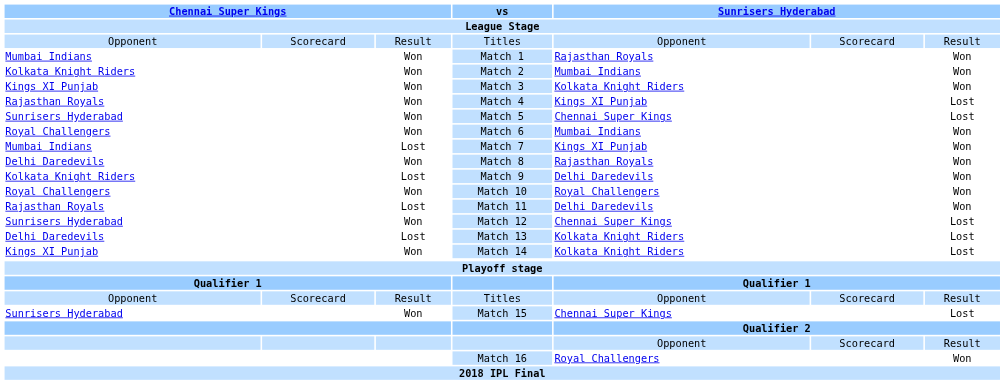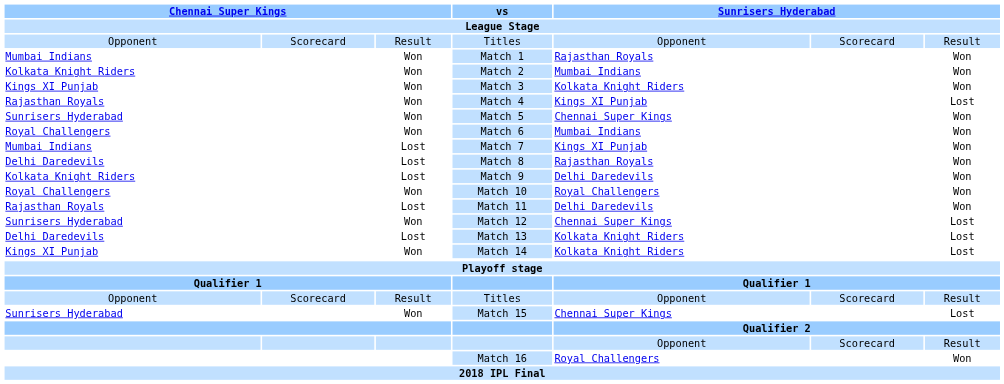(962, 116) Lost -> (962, 116) Won
(413, 161) Won -> (413, 161) Lost
